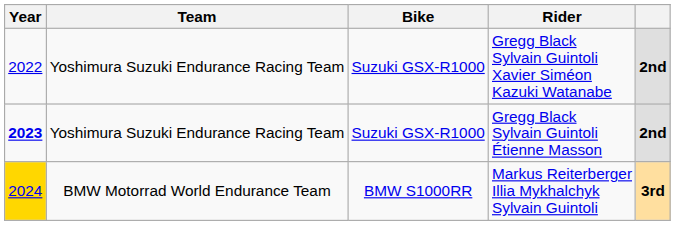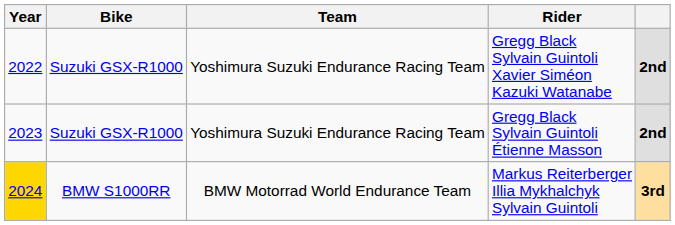columns swapped: (197, 16) <-> (418, 16)
(25, 133) bold -> (25, 133) normal
